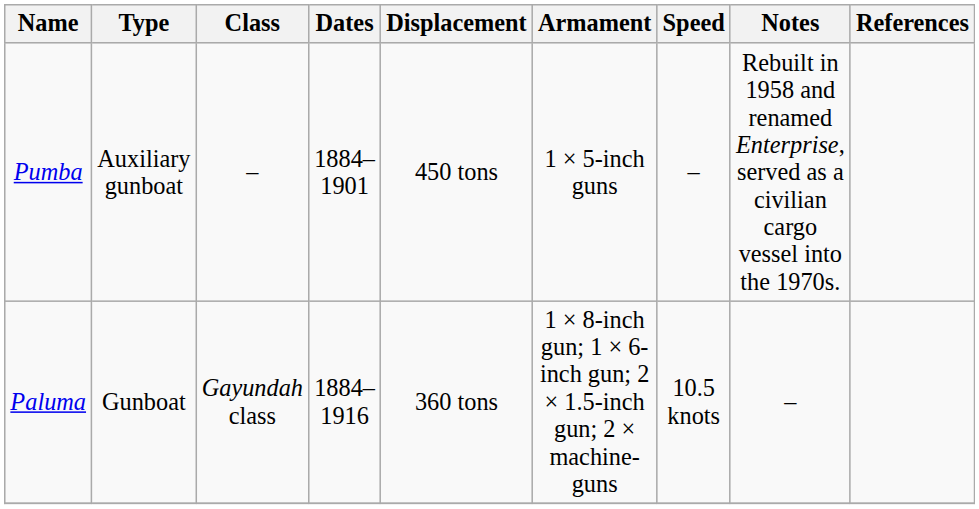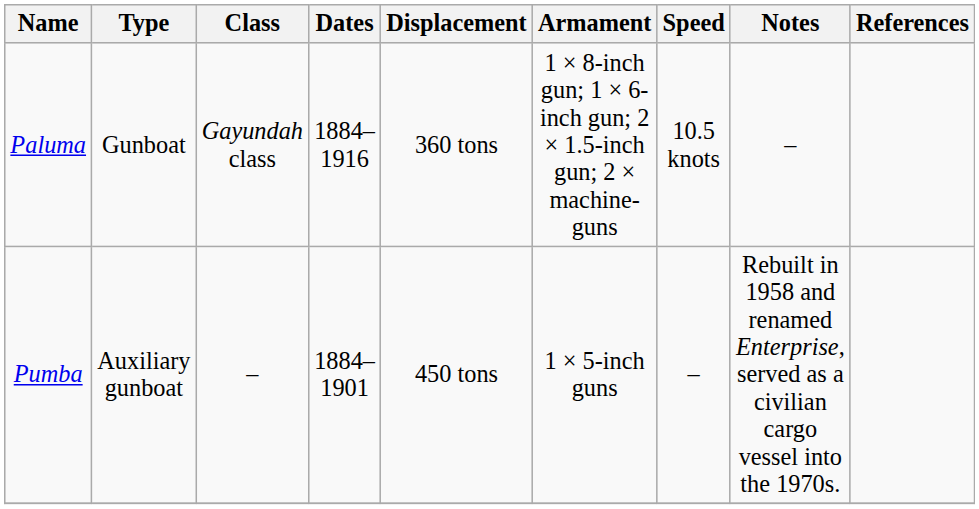rows swapped: (48, 401) <-> (48, 171)
